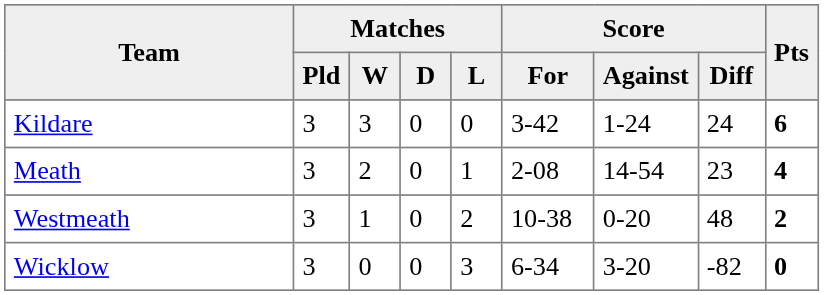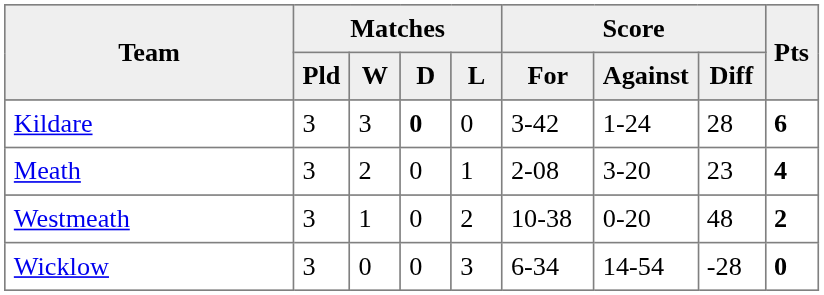(416, 123) normal -> (416, 123) bold
(720, 123) 24 -> (720, 123) 28
(633, 170) 14-54 -> (627, 170) 3-20
(627, 266) 3-20 -> (633, 266) 14-54
(724, 266) -82 -> (724, 266) -28
